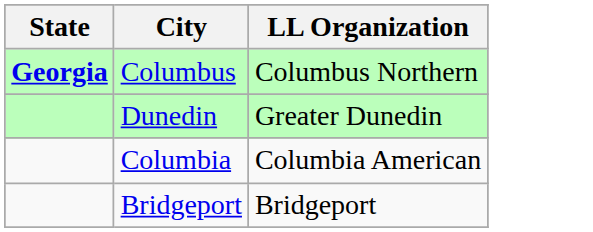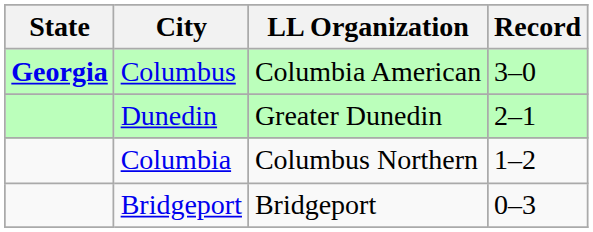+ column: (538, 26)
(366, 71) Columbus Northern -> (368, 71) Columbia American
(368, 159) Columbia American -> (366, 159) Columbus Northern
